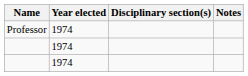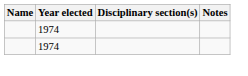- row: (27, 29)
